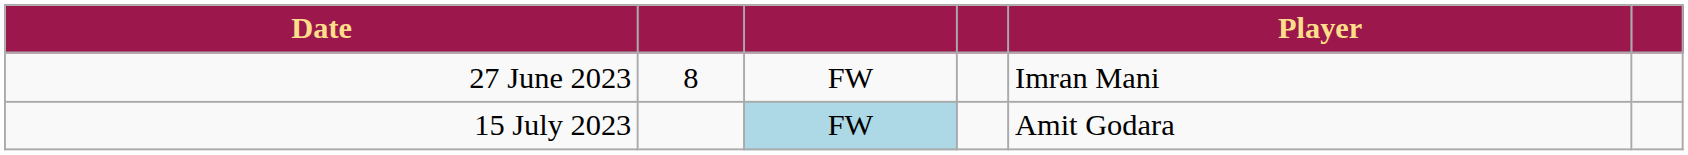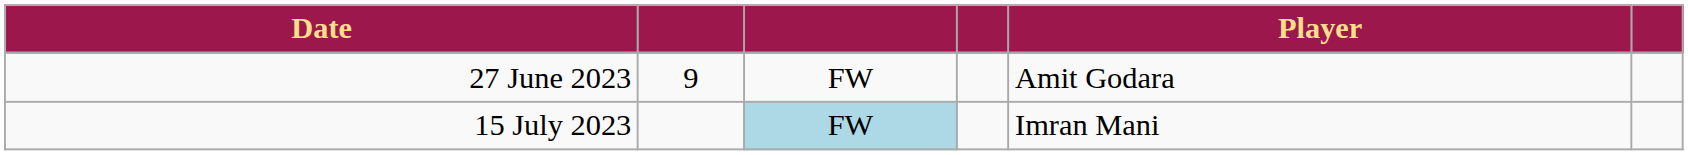(691, 76) 8 -> (691, 76) 9
(1087, 76) Imran Mani -> (1095, 76) Amit Godara
(1095, 125) Amit Godara -> (1087, 125) Imran Mani
